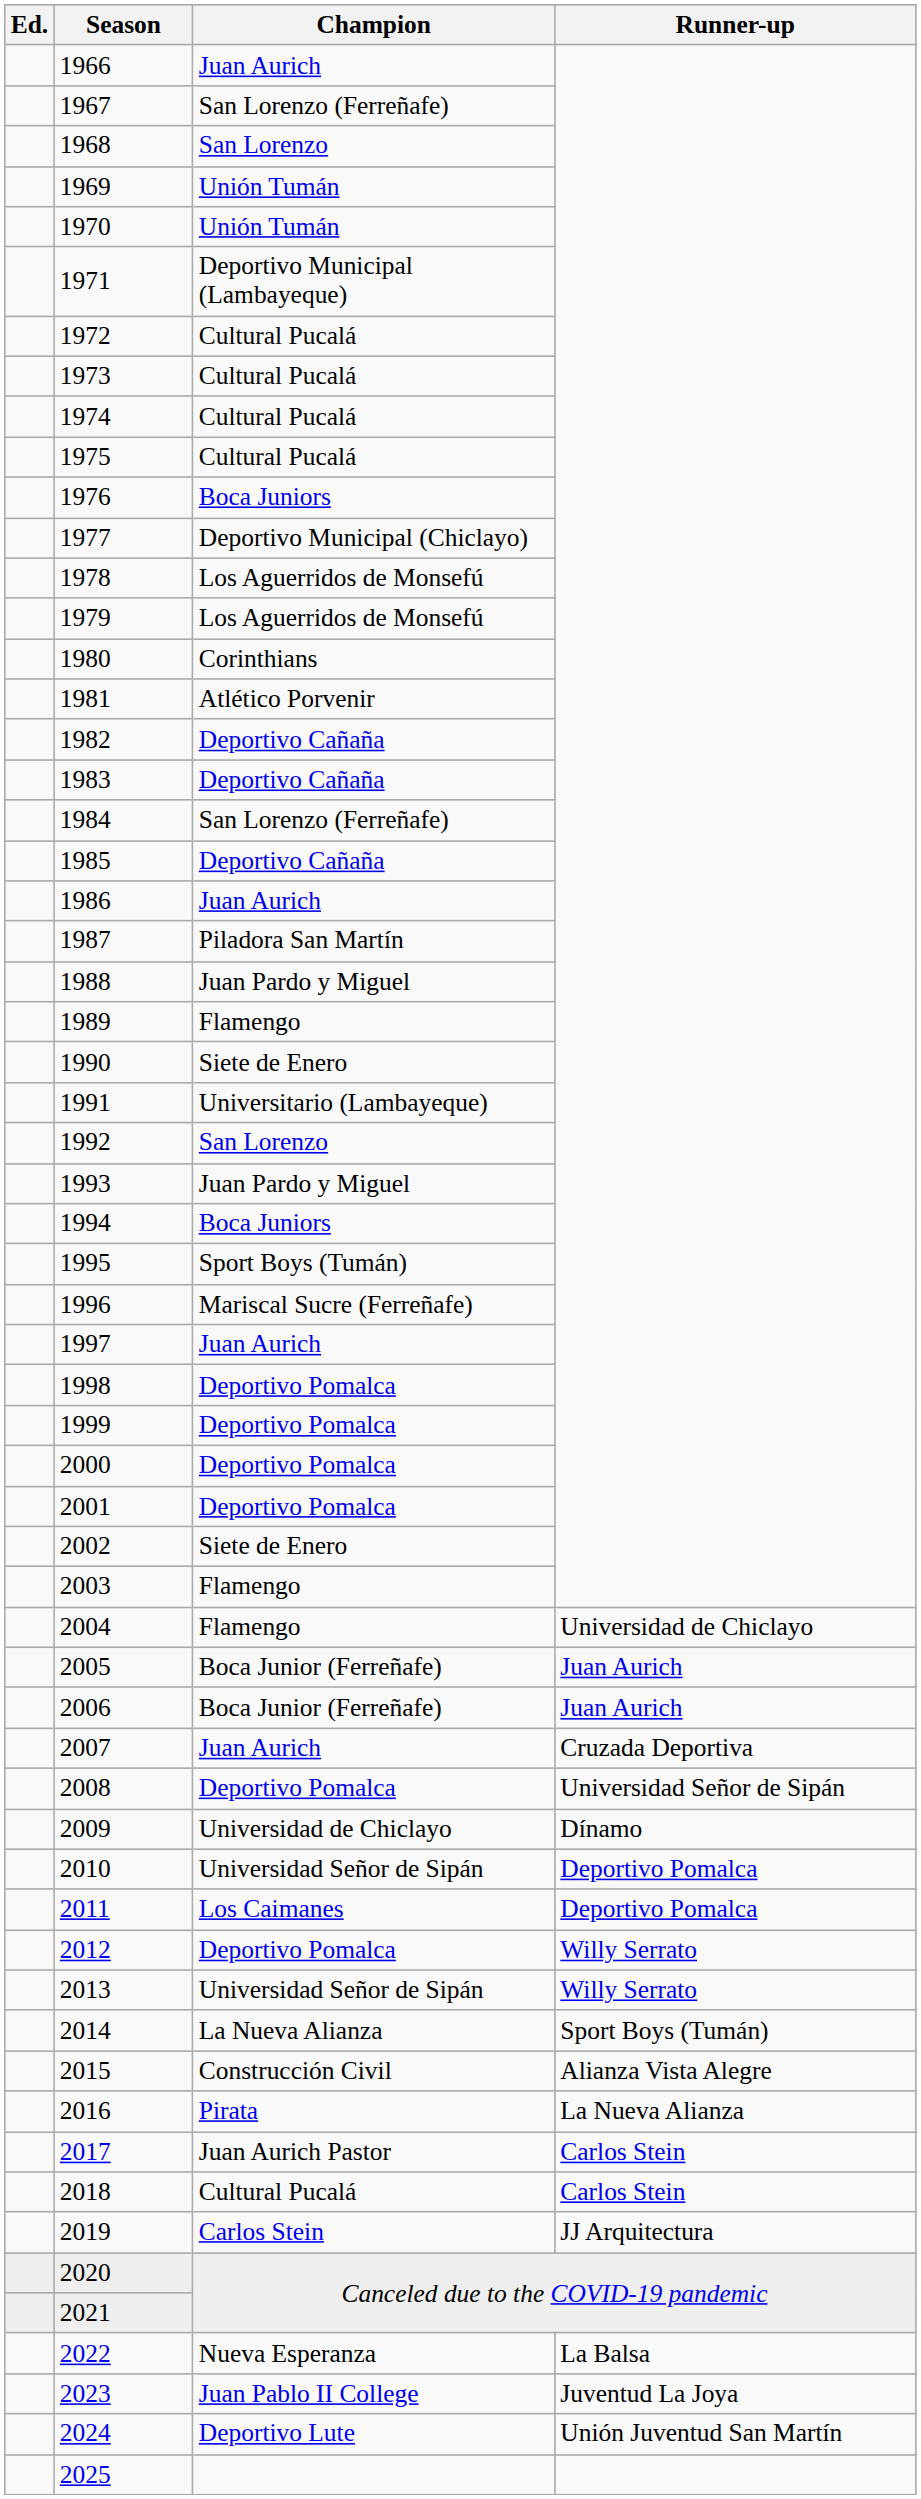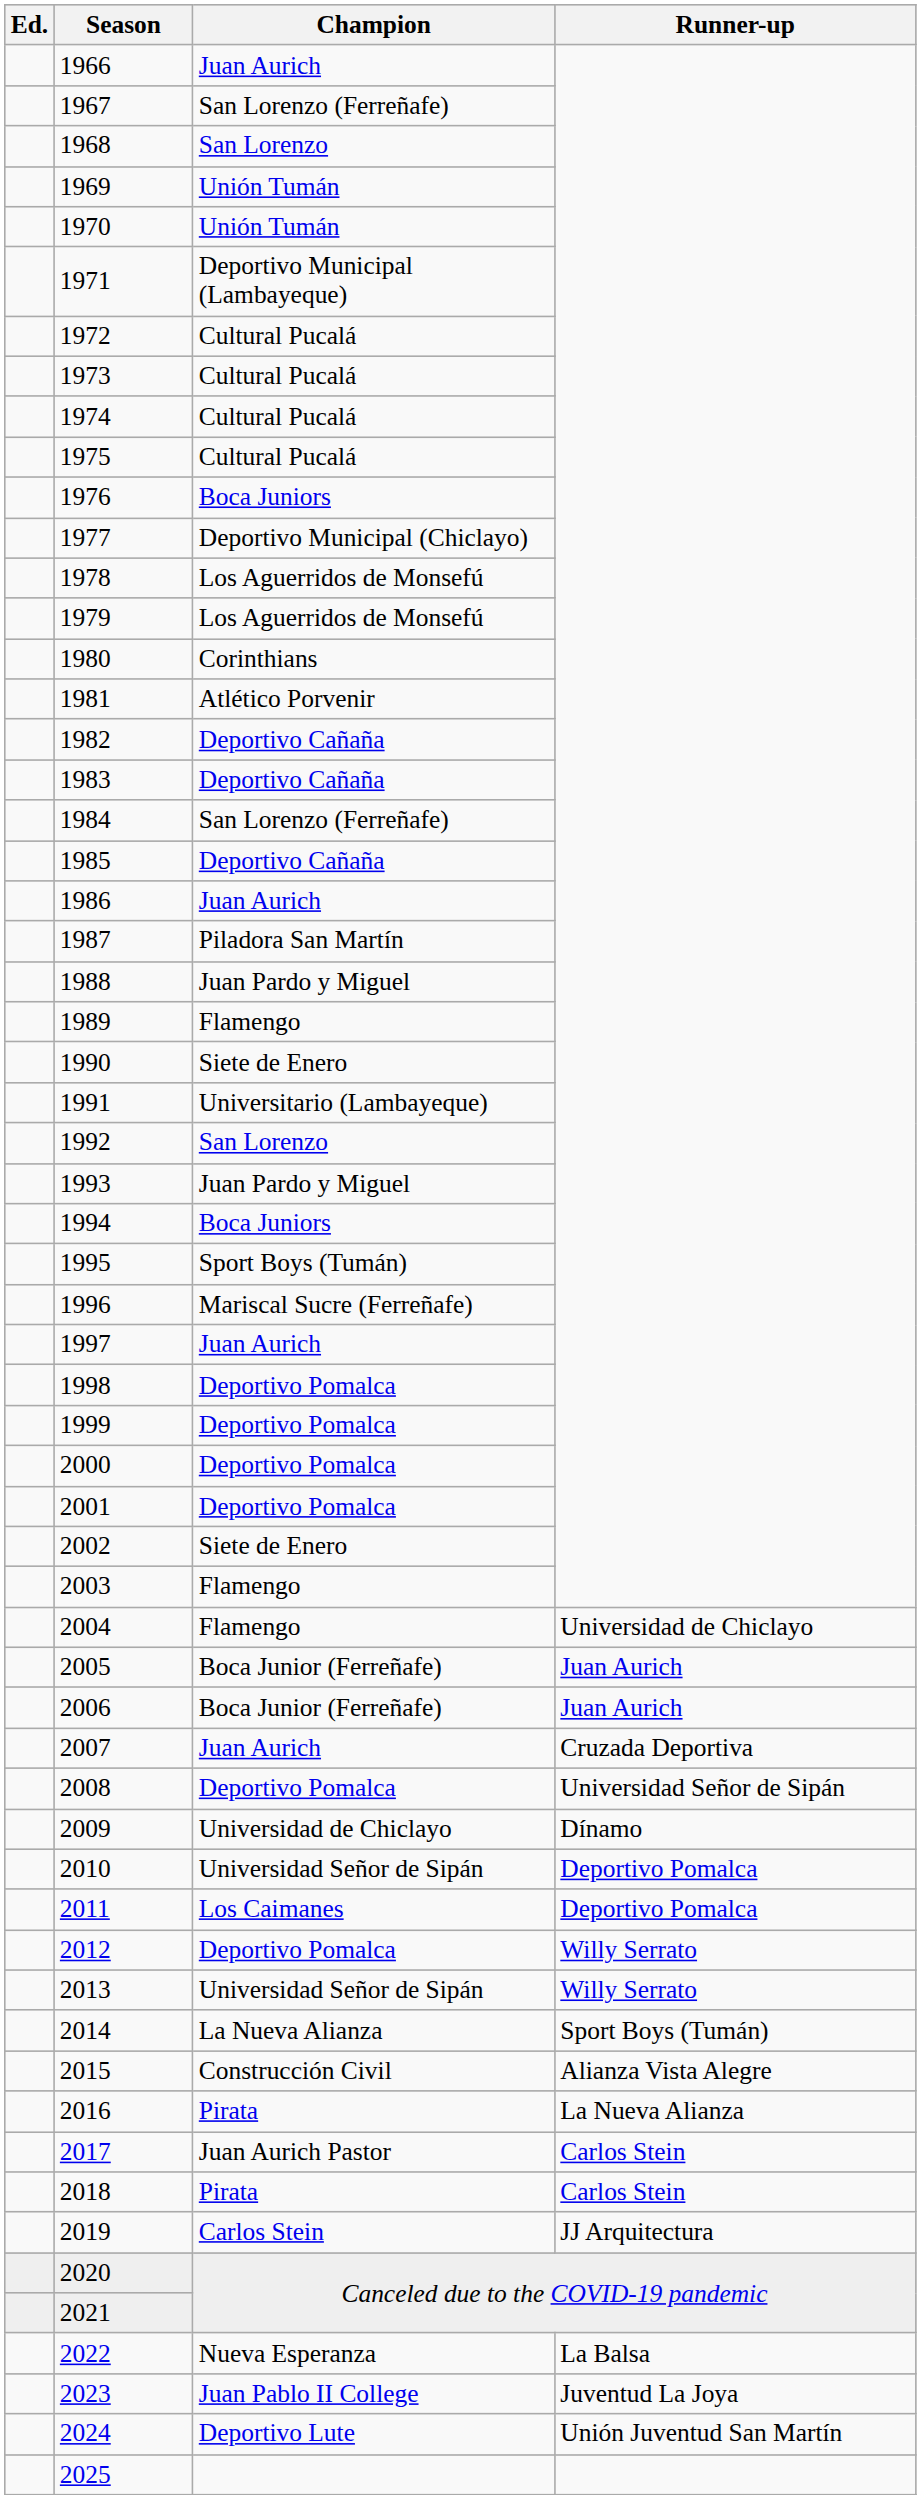(278, 2191) Cultural Pucalá -> (228, 2191) Pirata
